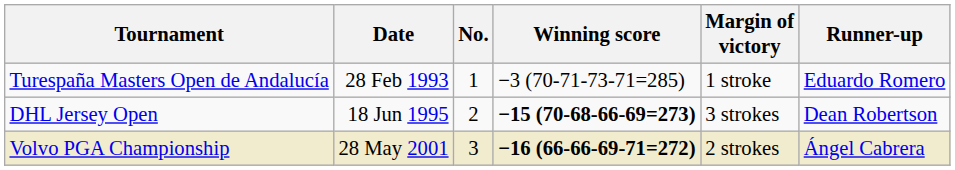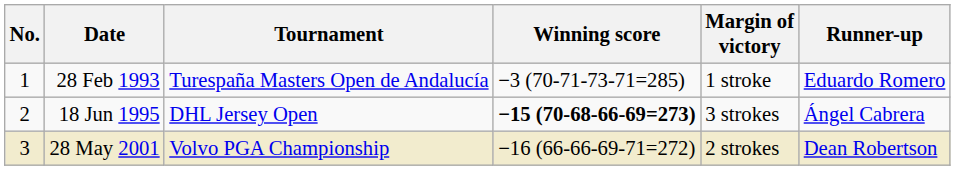columns swapped: (473, 33) <-> (169, 33)
(871, 114) Dean Robertson -> (864, 114) Ángel Cabrera
(597, 148) bold -> (597, 148) normal
(864, 148) Ángel Cabrera -> (871, 148) Dean Robertson
